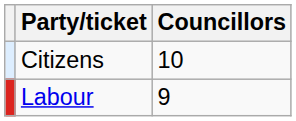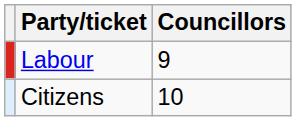rows swapped: (62, 60) <-> (57, 97)
